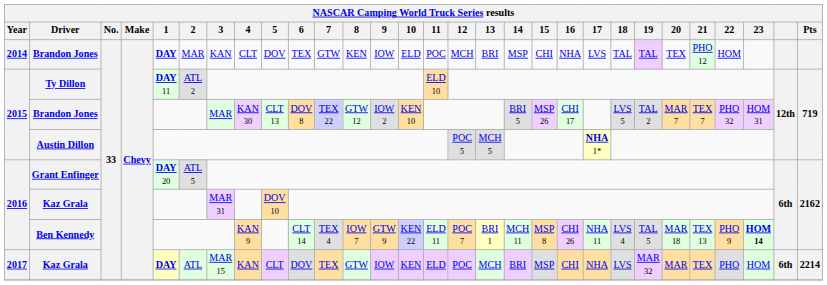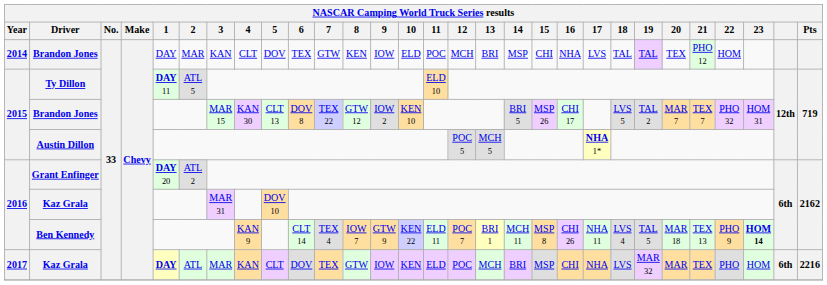(166, 54) bold -> (166, 54) normal
(193, 84) ATL 2 -> (193, 84) ATL 5
(221, 114) MAR -> (221, 114) MAR 15
(193, 174) ATL 5 -> (193, 174) ATL 2
(221, 264) MAR 15 -> (221, 264) MAR
(810, 264) 2214 -> (810, 264) 2216
